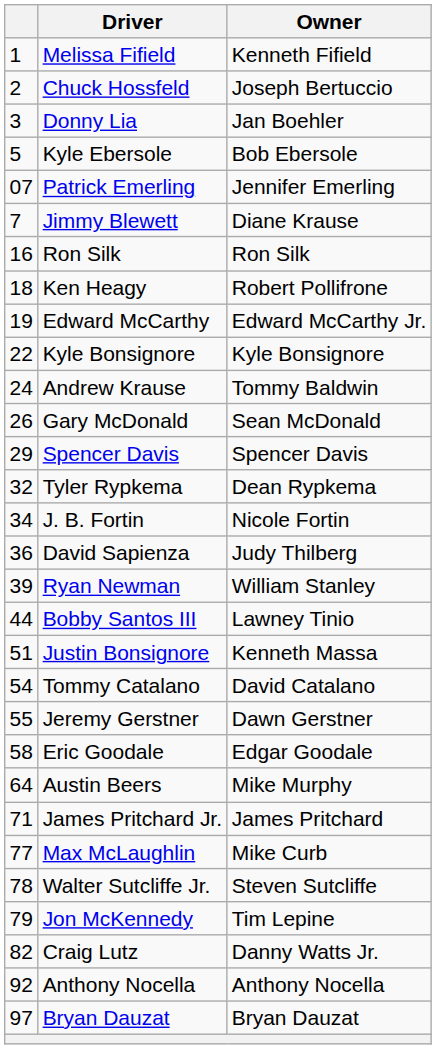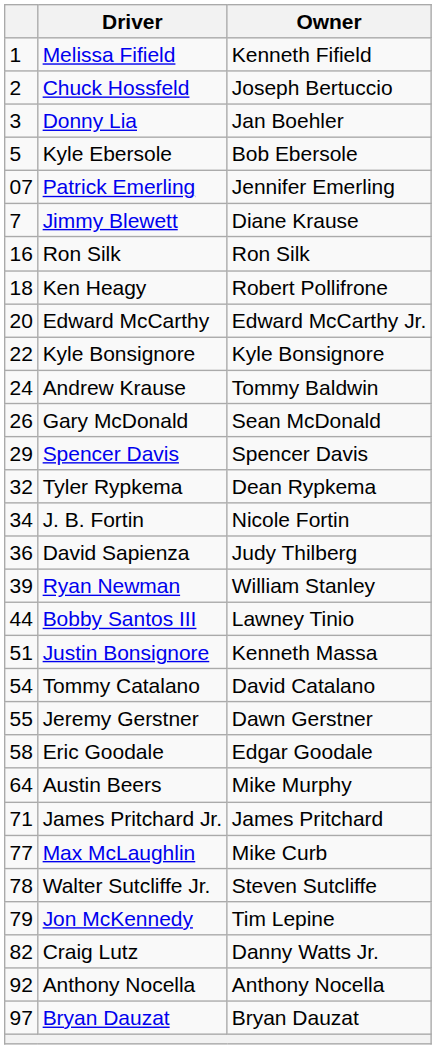(21, 320) 19 -> (21, 320) 20
